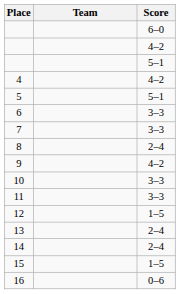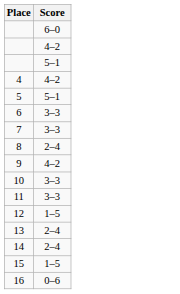- column: (85, 12)
